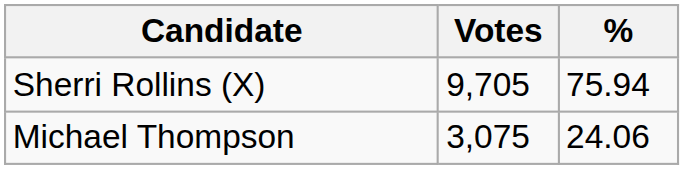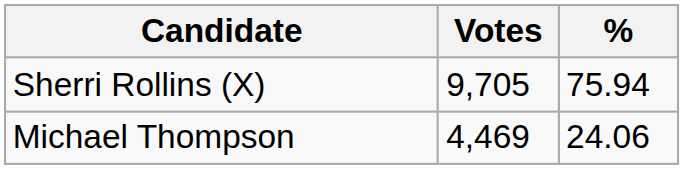(488, 137) 3,075 -> (488, 137) 4,469
